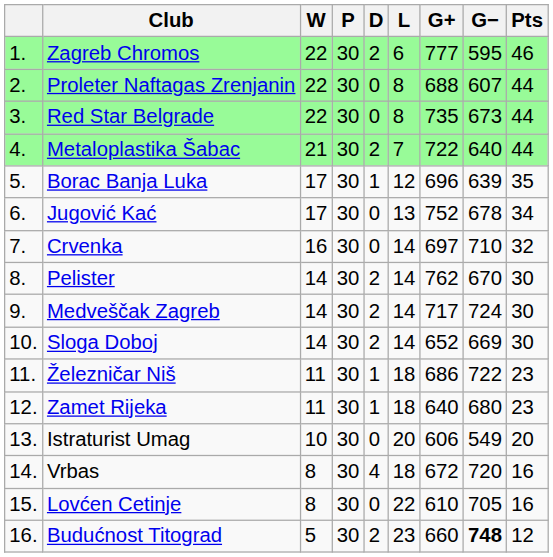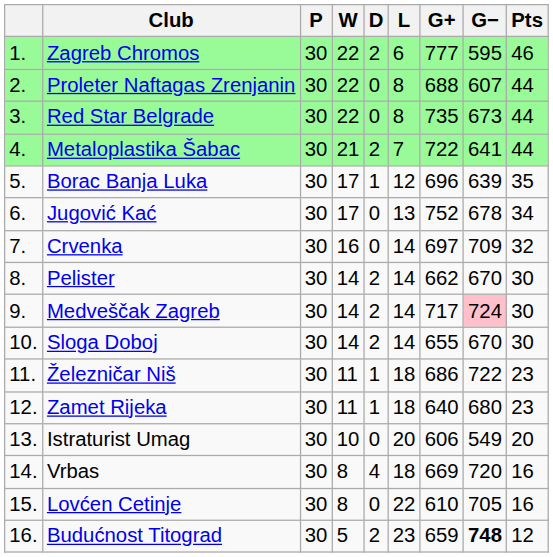columns swapped: (348, 20) <-> (316, 20)
(485, 149) 640 -> (485, 149) 641
(485, 246) 710 -> (485, 246) 709
(442, 278) 762 -> (442, 278) 662
(485, 310) no background -> (485, 310) pink background
(442, 342) 652 -> (442, 342) 655
(485, 342) 669 -> (485, 342) 670
(442, 471) 672 -> (442, 471) 669
(442, 536) 660 -> (442, 536) 659
